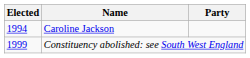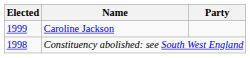(17, 28) 1994 -> (17, 28) 1999
(17, 45) 1999 -> (17, 45) 1998
